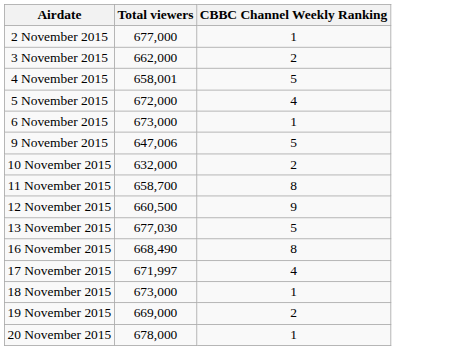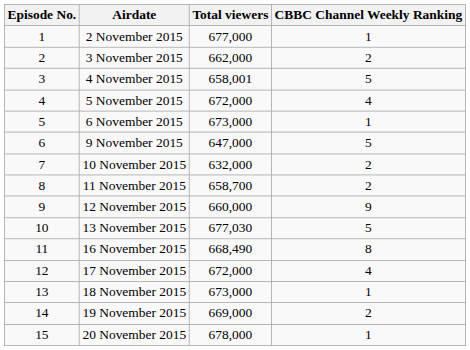+ column: (42, 15)
(155, 143) 647,006 -> (230, 143) 647,000
(293, 185) 8 -> (368, 185) 2
(155, 206) 660,500 -> (230, 206) 660,000
(155, 270) 671,997 -> (230, 270) 672,000
